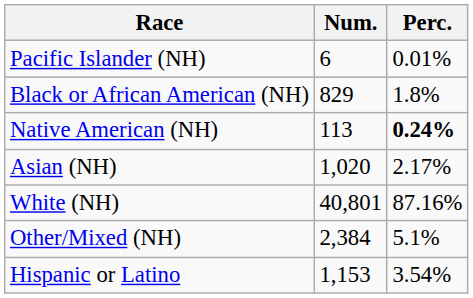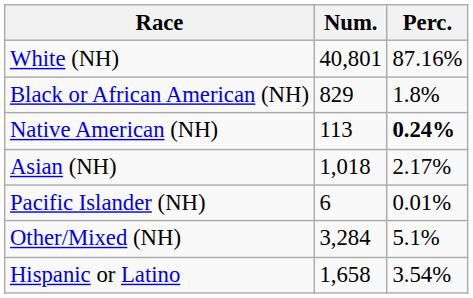rows swapped: (65, 202) <-> (108, 58)
(345, 166) 1,020 -> (345, 166) 1,018
(345, 238) 2,384 -> (345, 238) 3,284
(345, 274) 1,153 -> (345, 274) 1,658
